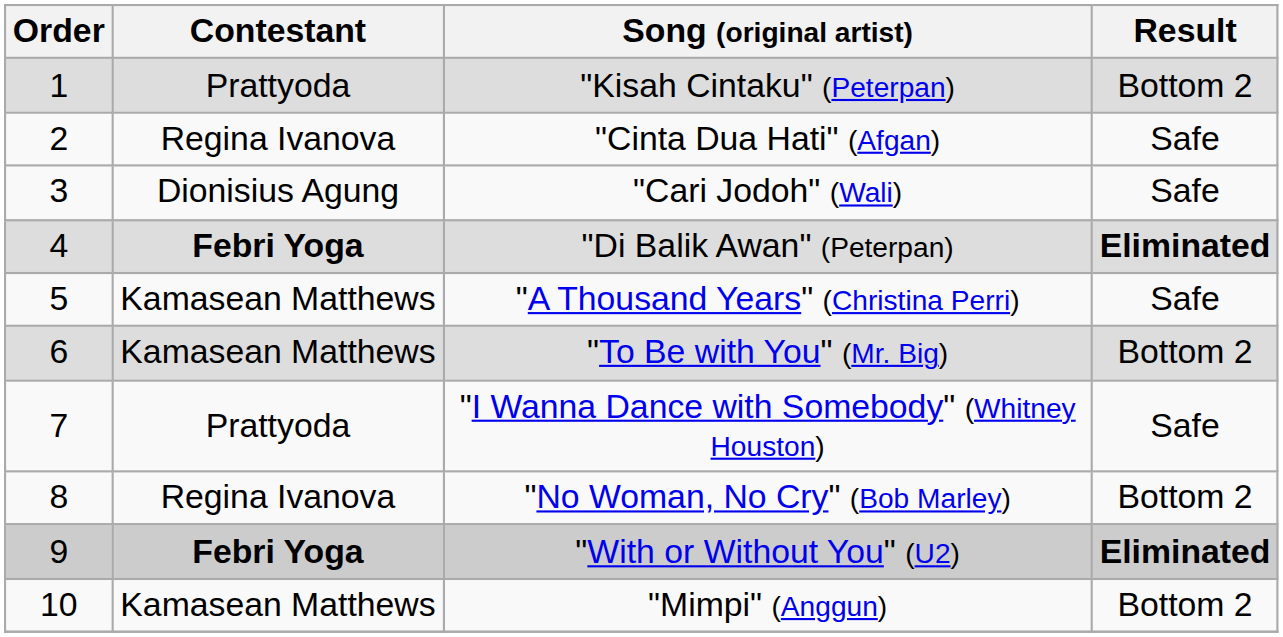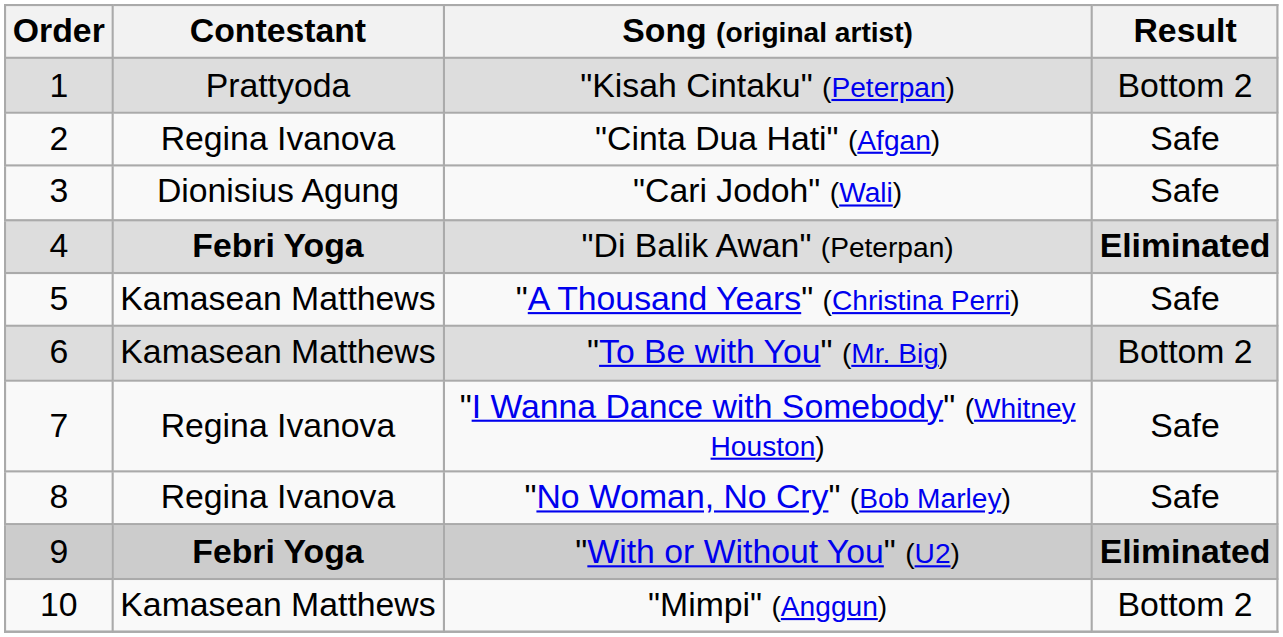(278, 425) Prattyoda -> (278, 425) Regina Ivanova
(1185, 497) Bottom 2 -> (1185, 497) Safe
